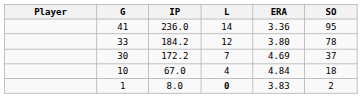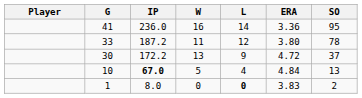+ column: (198, 12)
(175, 41) 184.2 -> (153, 41) 187.2
(227, 56) 7 -> (244, 56) 9
(279, 56) 4.69 -> (289, 56) 4.72
(175, 71) normal -> (153, 71) bold
(331, 71) 18 -> (334, 71) 13
